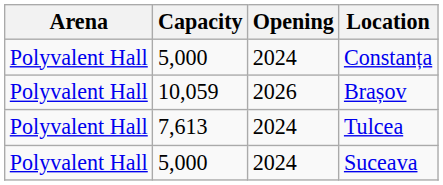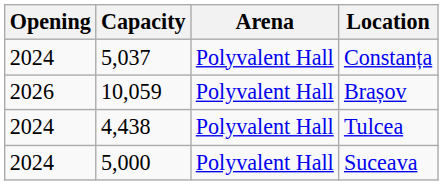columns swapped: (79, 22) <-> (293, 22)
(183, 57) 5,000 -> (126, 57) 5,037
(183, 127) 7,613 -> (126, 127) 4,438
